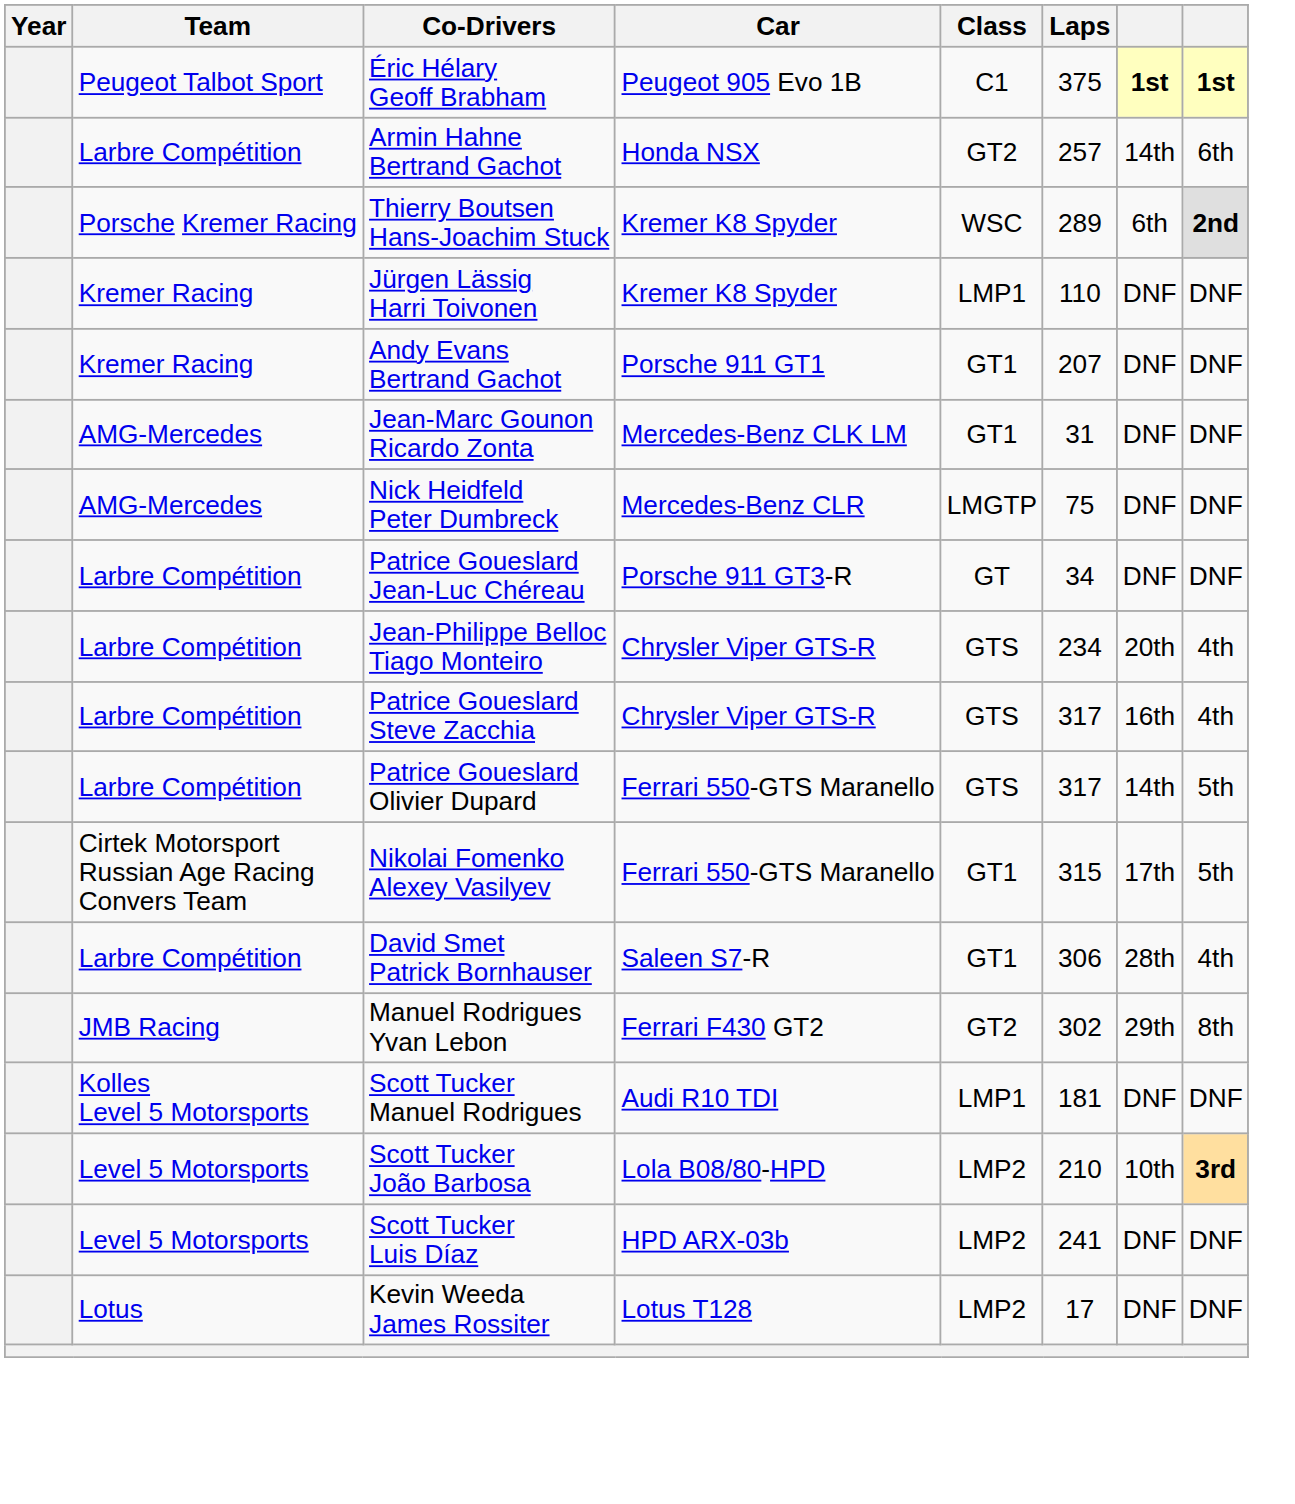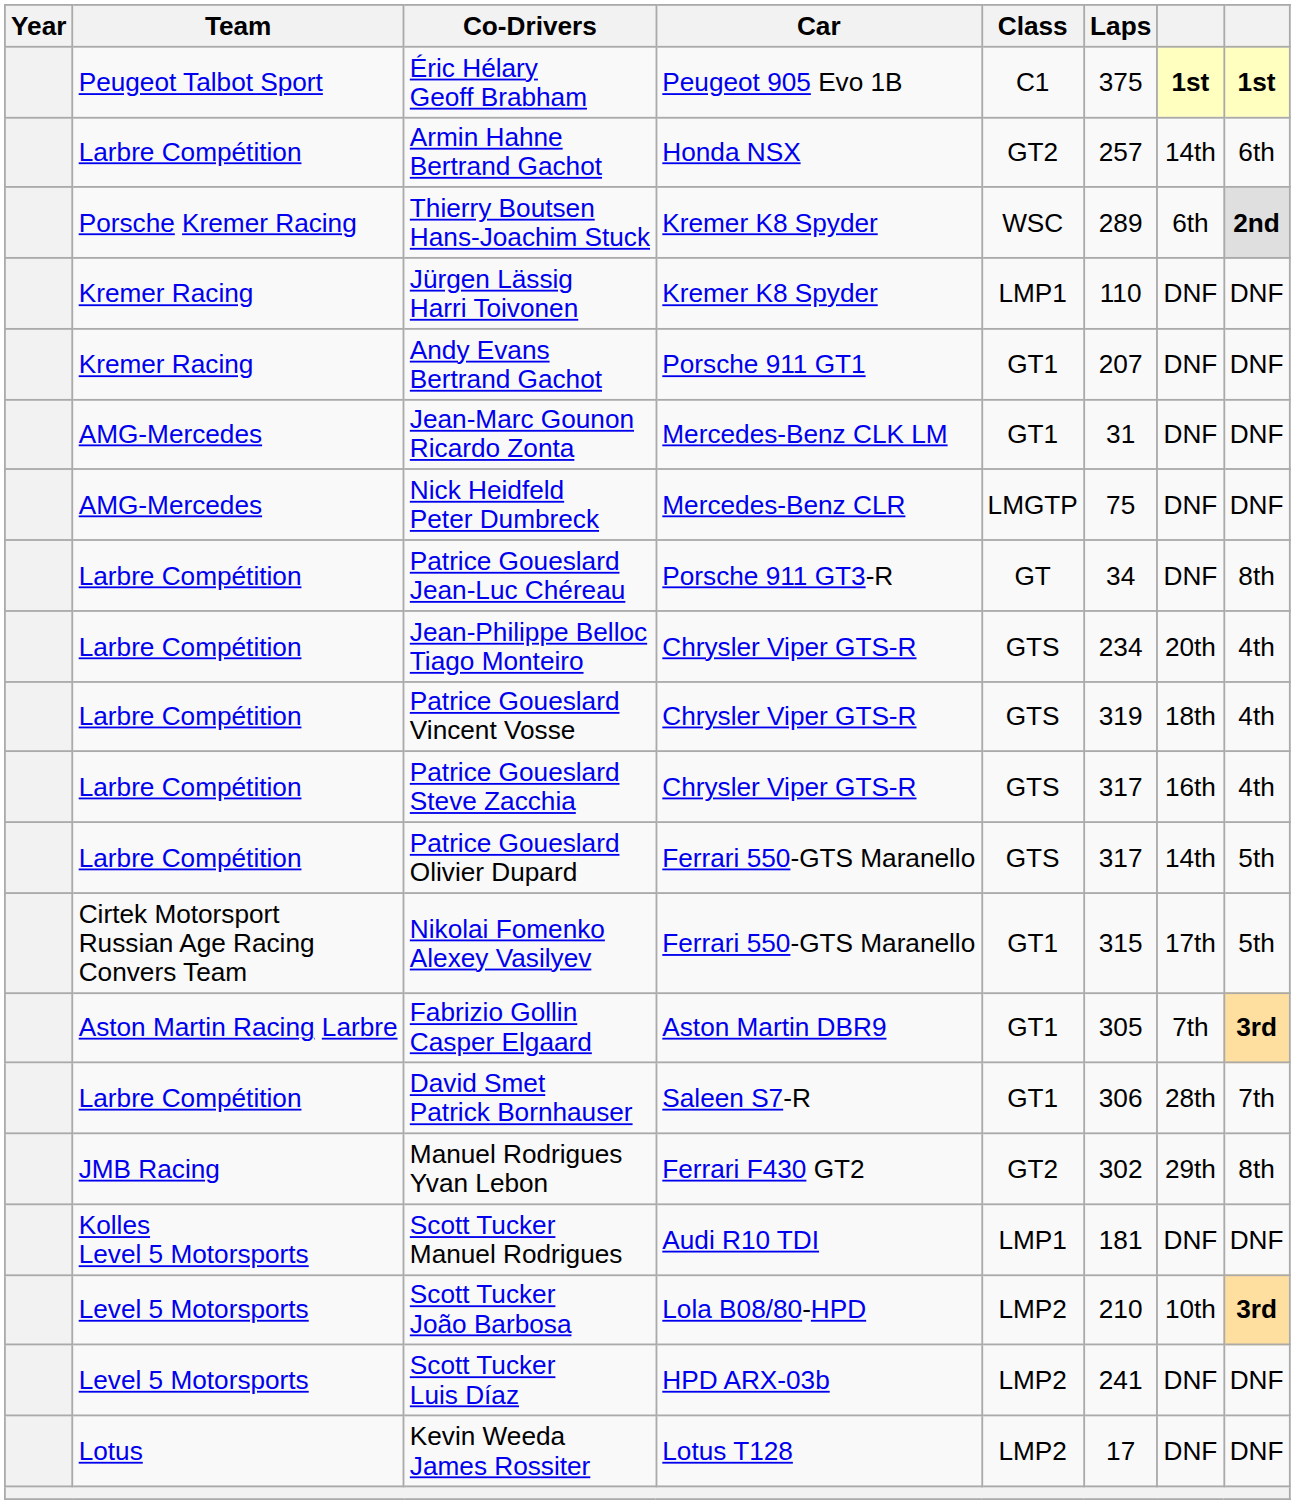(1216, 576) DNF -> (1257, 576) 8th
+ row: (515, 717)
+ row: (501, 1028)
(1216, 957) 4th -> (1257, 1098) 7th
